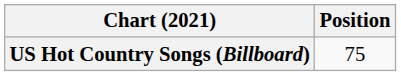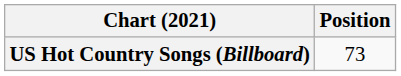(355, 53) 75 -> (355, 53) 73
